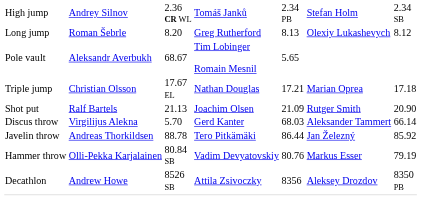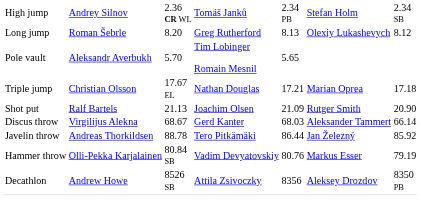(176, 58) 68.67 -> (173, 58) 5.70
(173, 122) 5.70 -> (176, 122) 68.67
